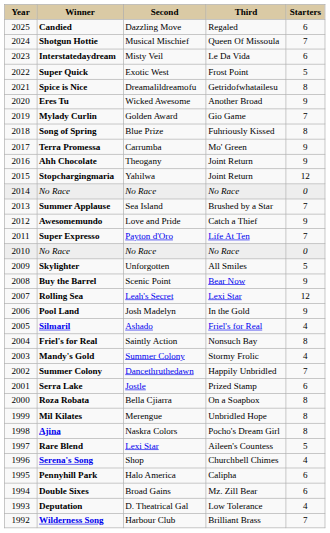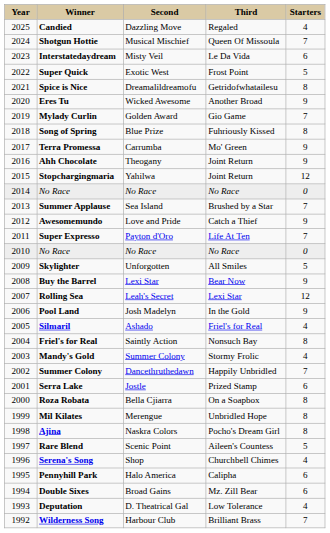(305, 27) 6 -> (305, 27) 4
(148, 281) Scenic Point -> (142, 281) Lexi Star
(142, 446) Lexi Star -> (148, 446) Scenic Point
